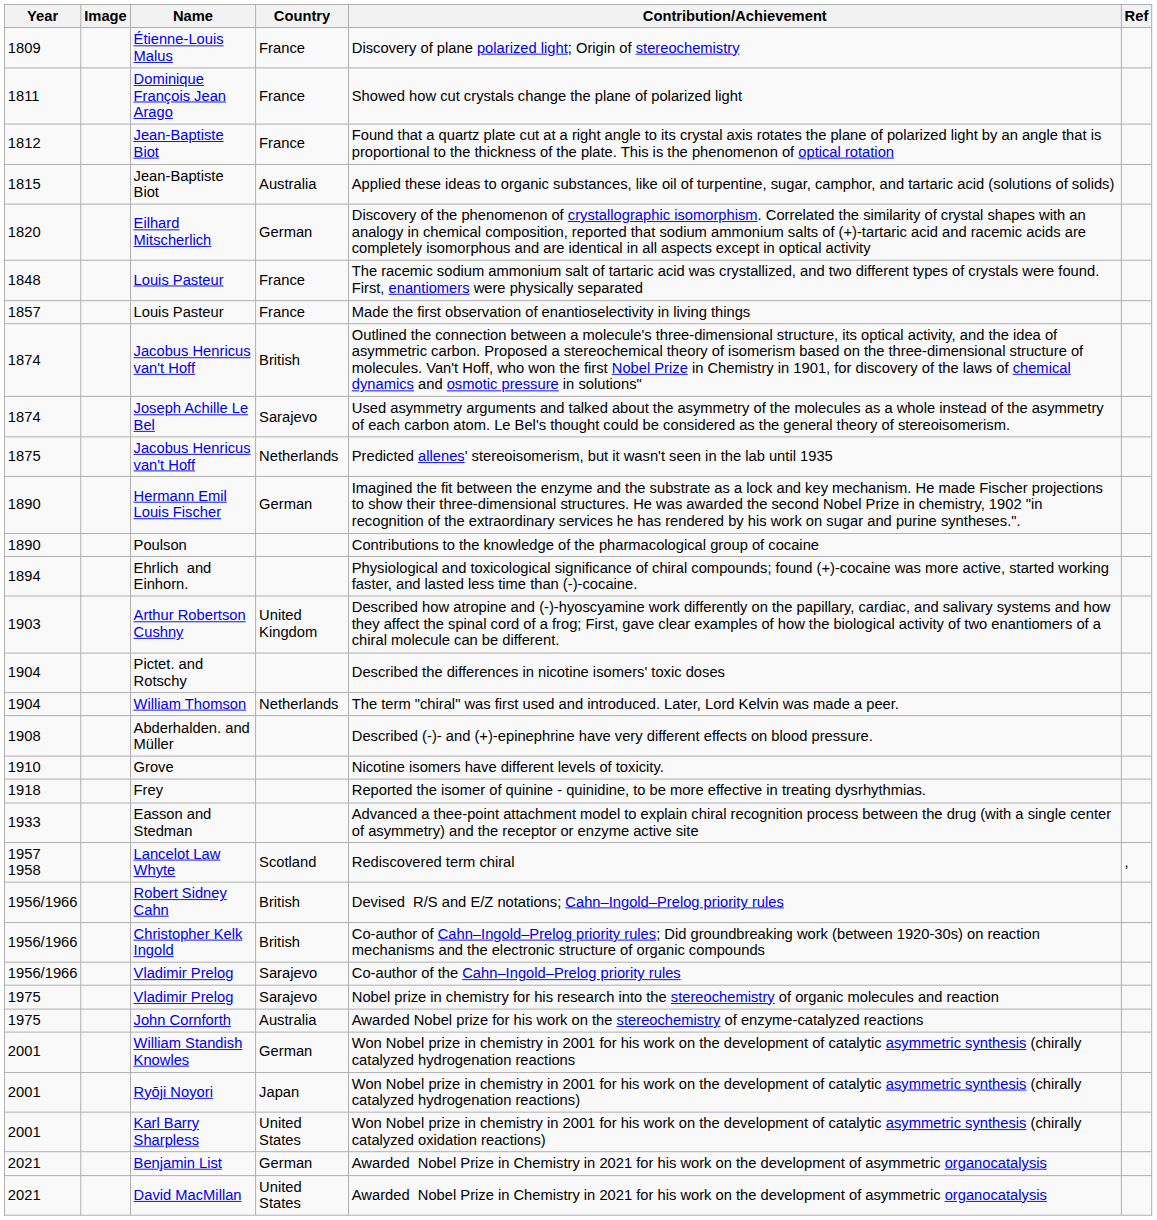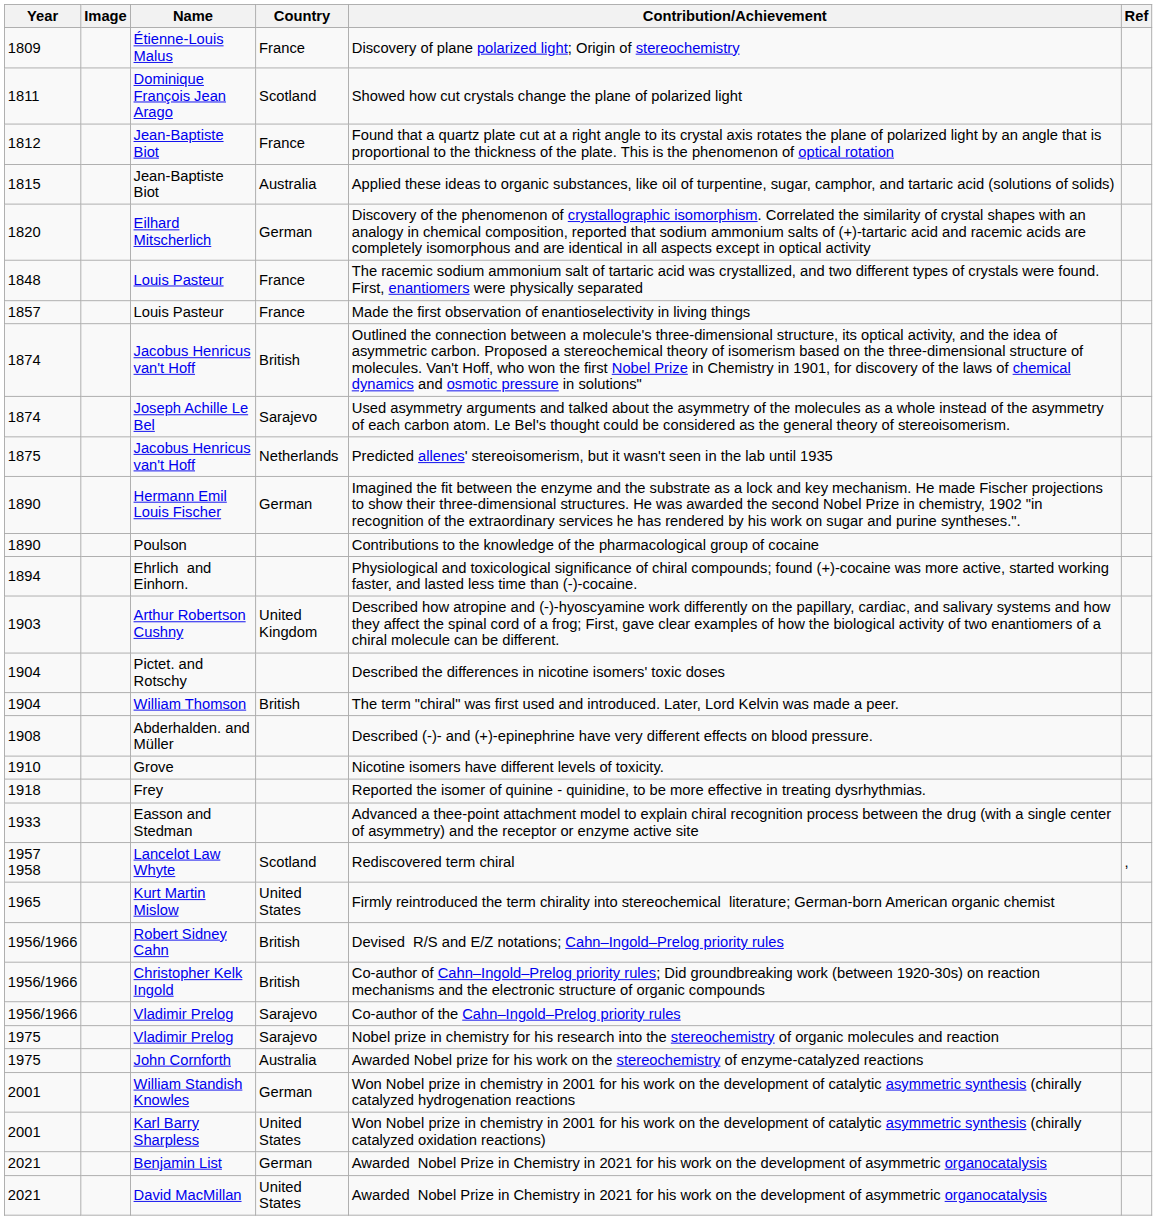(282, 95) France -> (288, 95) Scotland
(299, 704) Netherlands -> (280, 704) British
+ row: (24, 902)
- row: (24, 1092)
